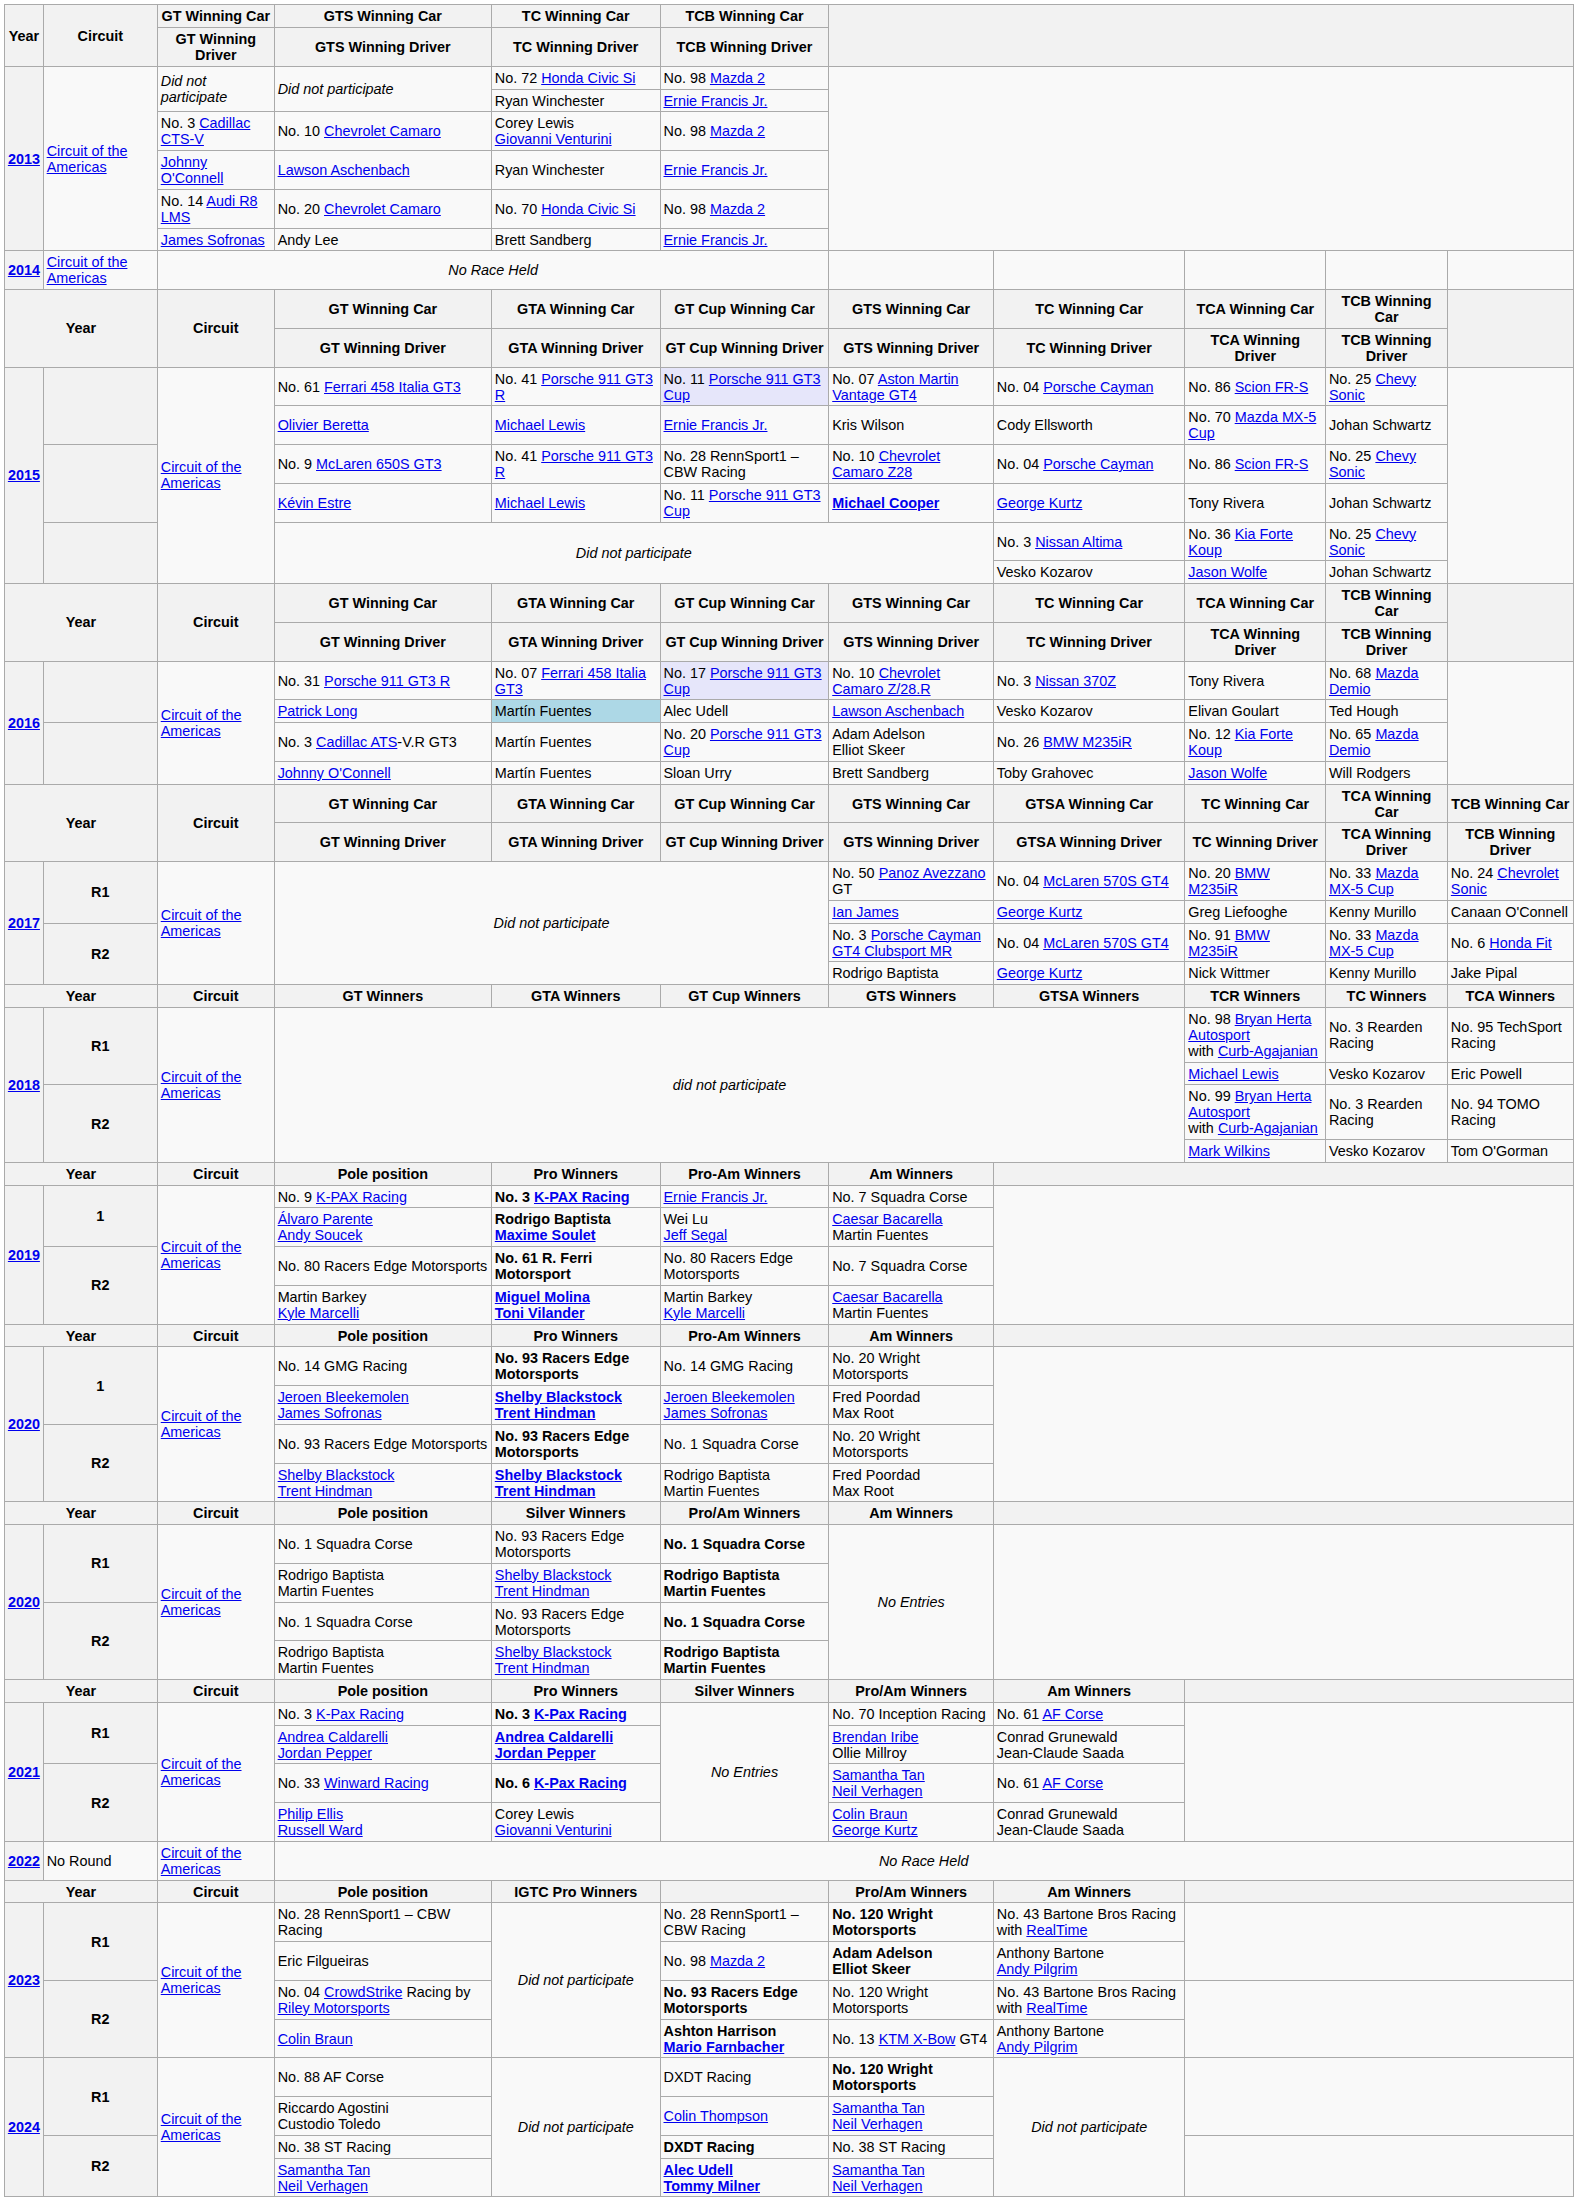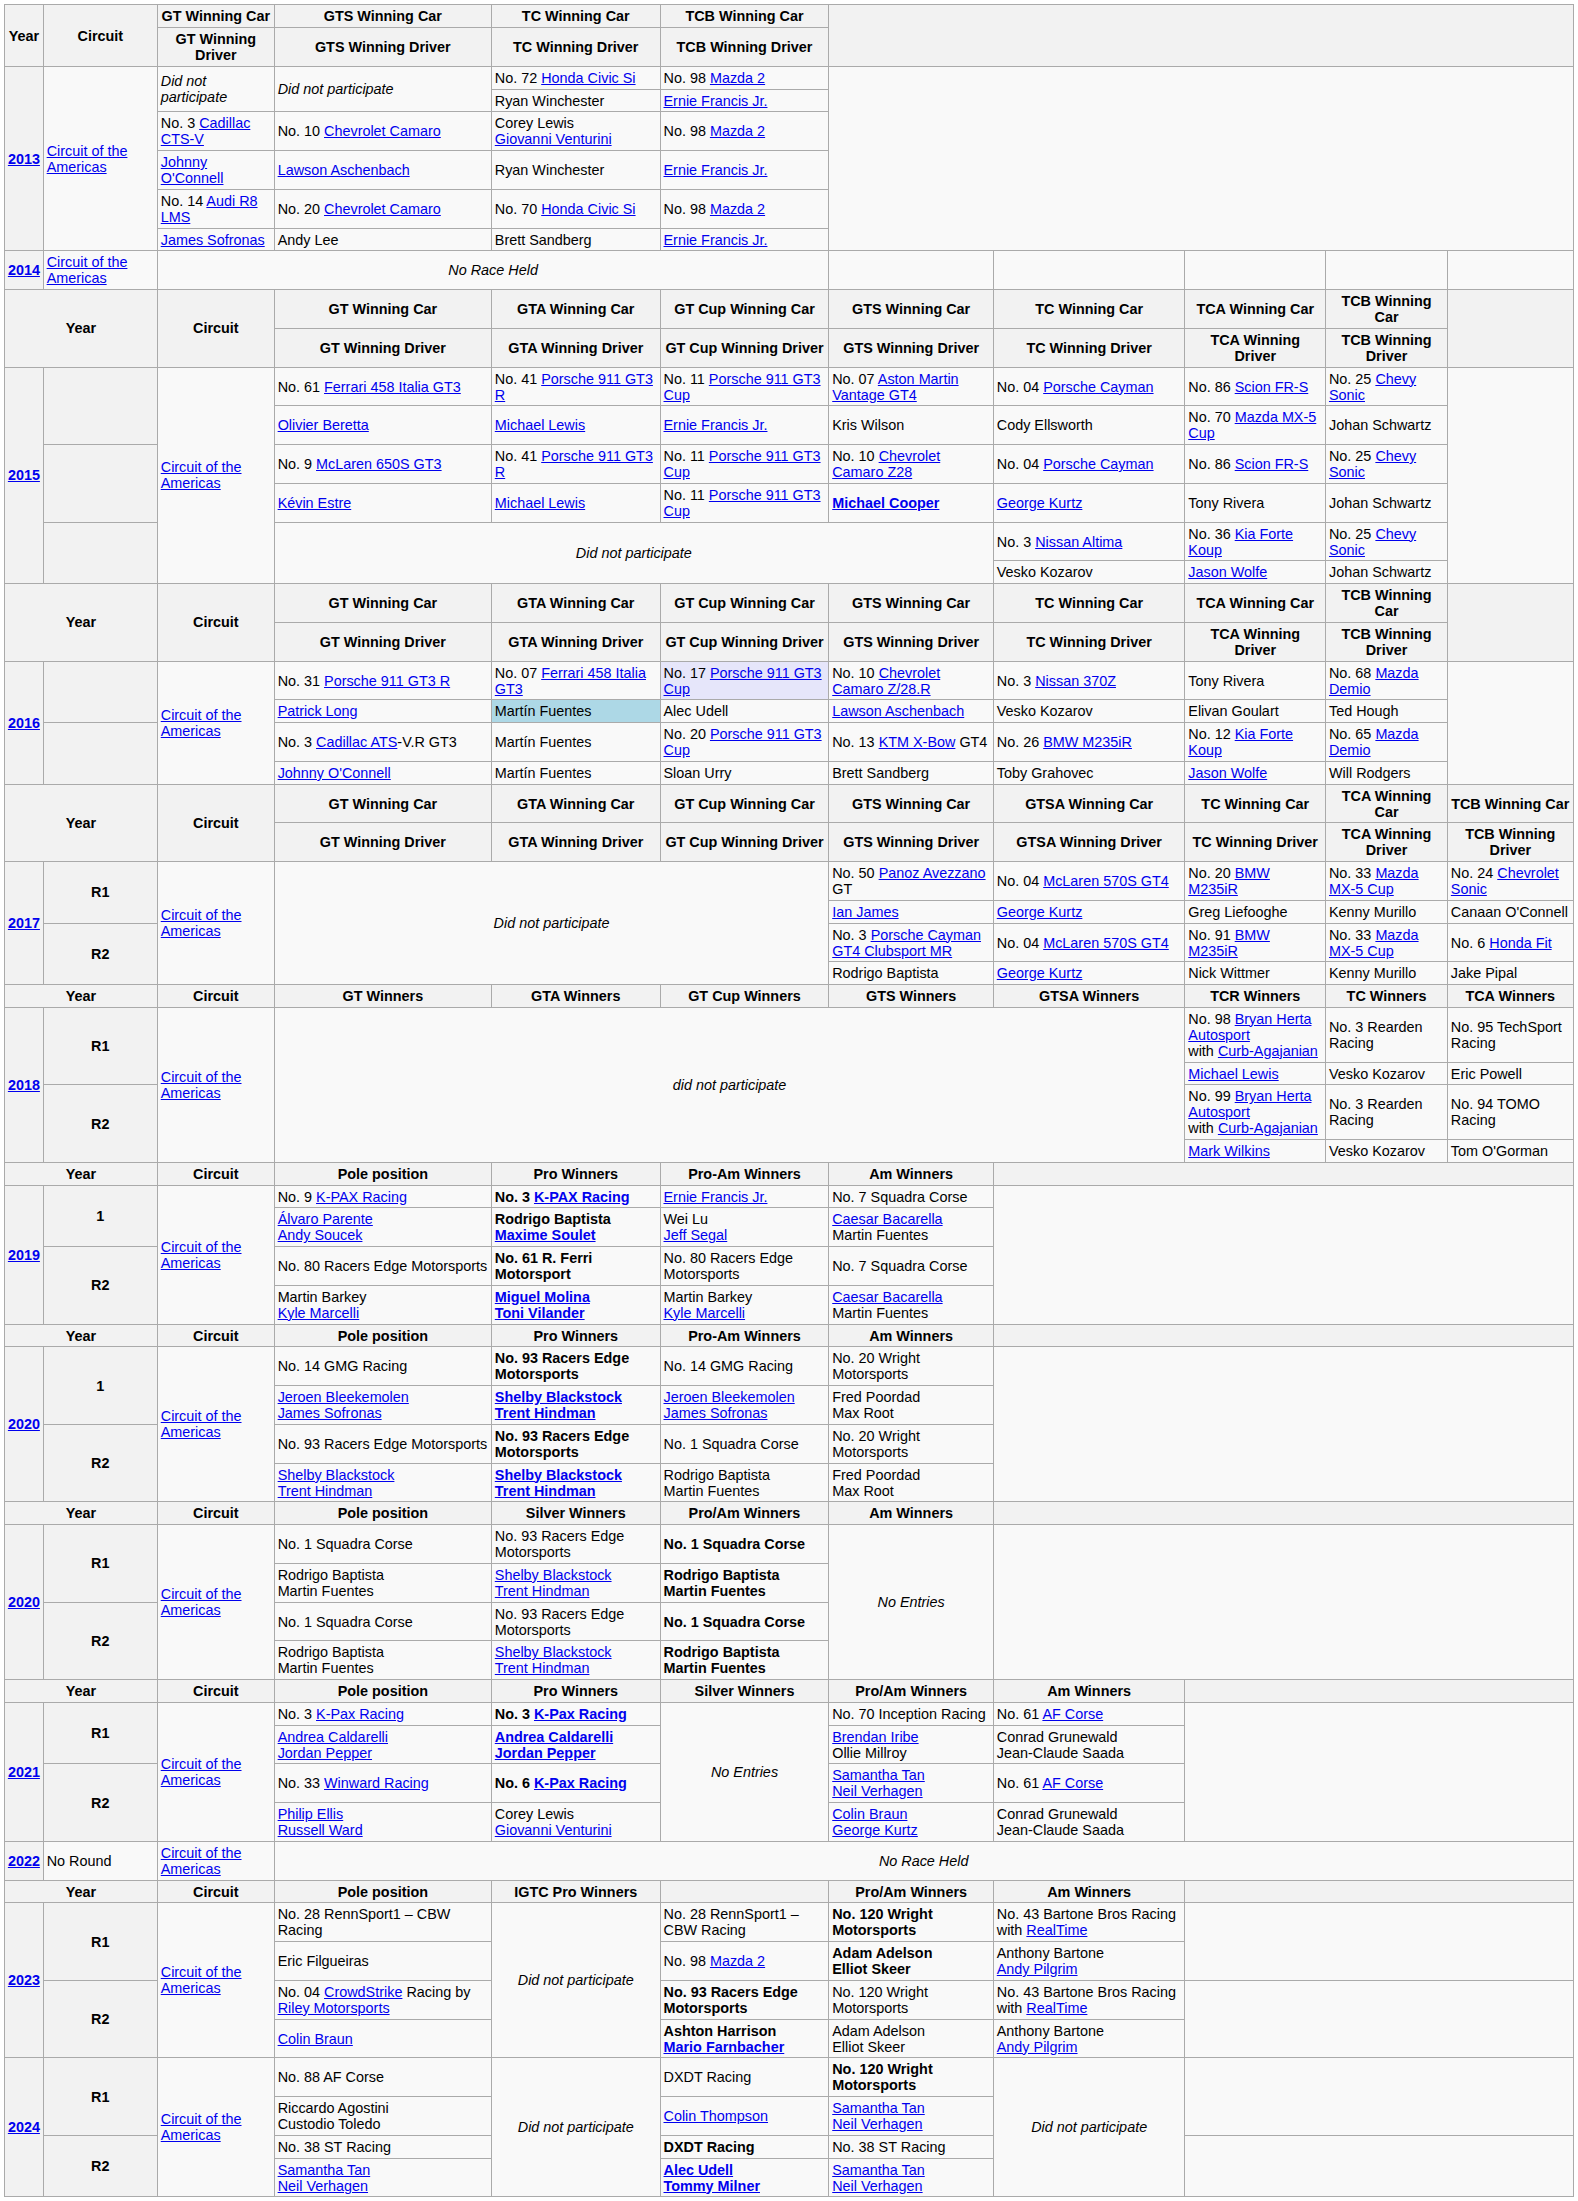(742, 387) lavender background -> (742, 387) no background
(731, 464) No. 28 RennSport1 – CBW Racing -> (742, 464) No. 11 Porsche 911 GT3 Cup
(879, 742) Adam Adelson Elliot Skeer -> (910, 742) No. 13 KTM X-Bow GT4
(910, 2039) No. 13 KTM X-Bow GT4 -> (879, 2039) Adam Adelson Elliot Skeer
